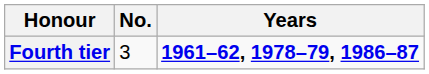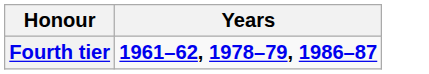- column: (136, 20)
